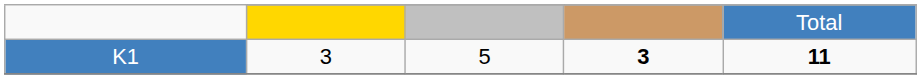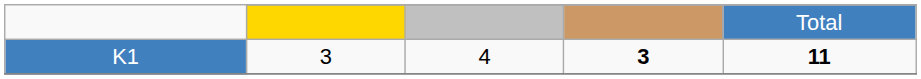(485, 57) 5 -> (485, 57) 4
